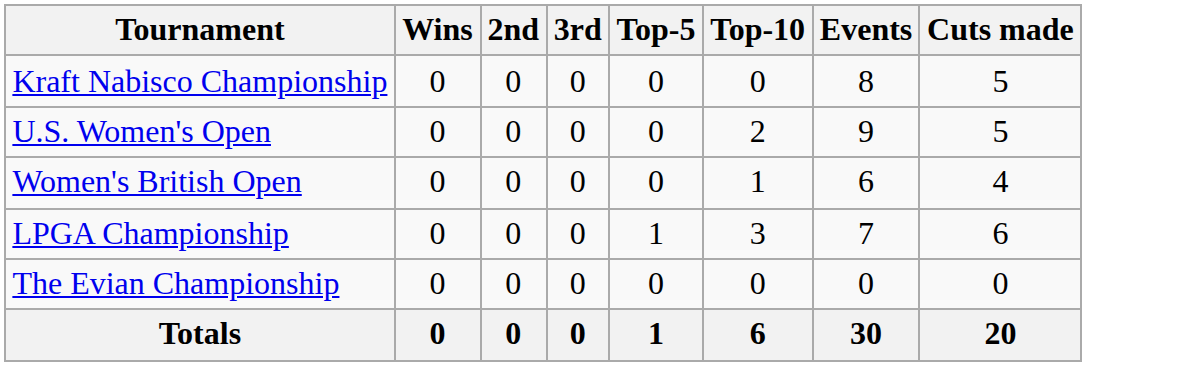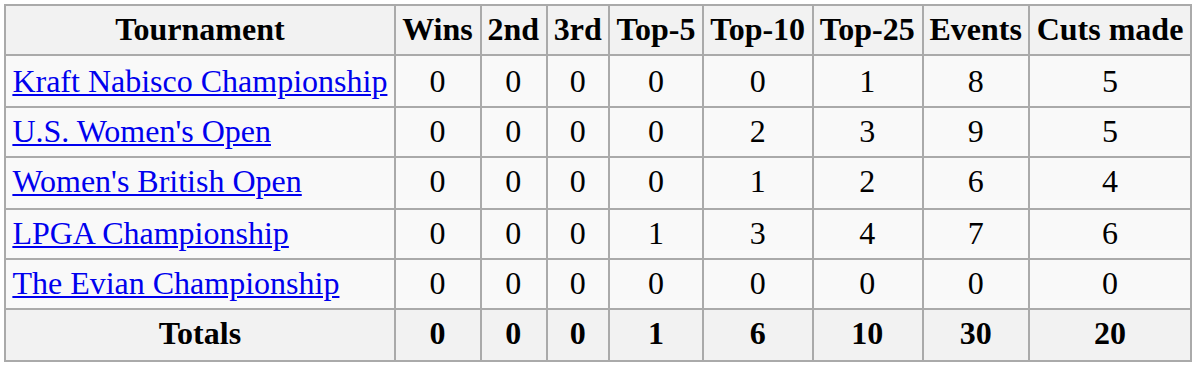+ column: (867, 29)
